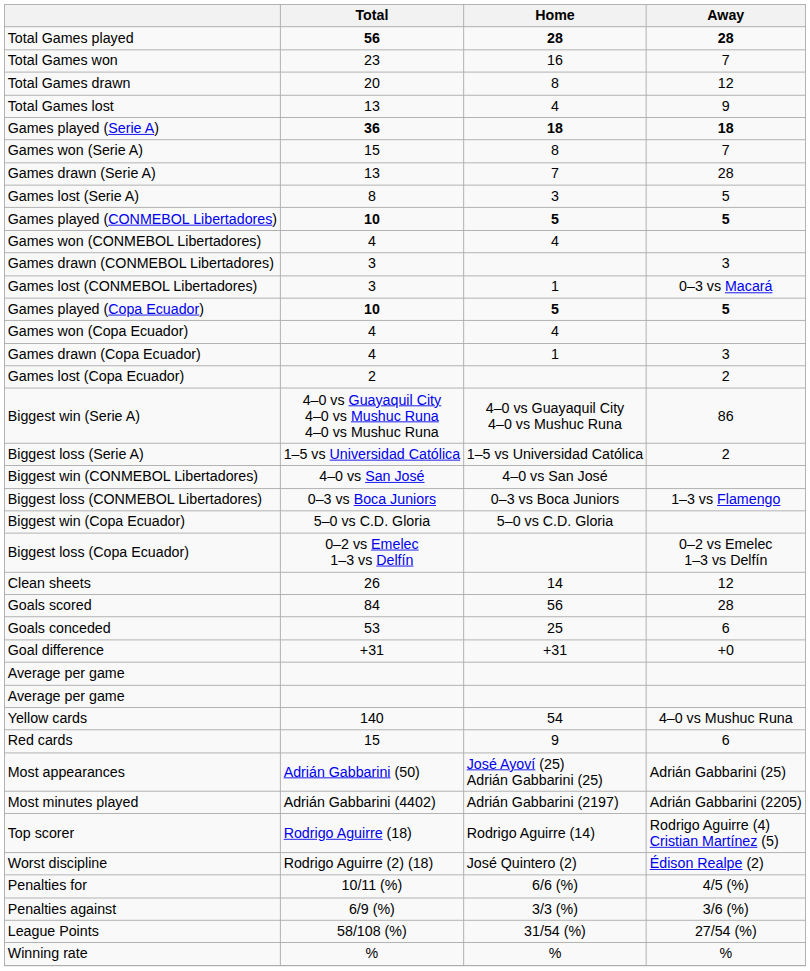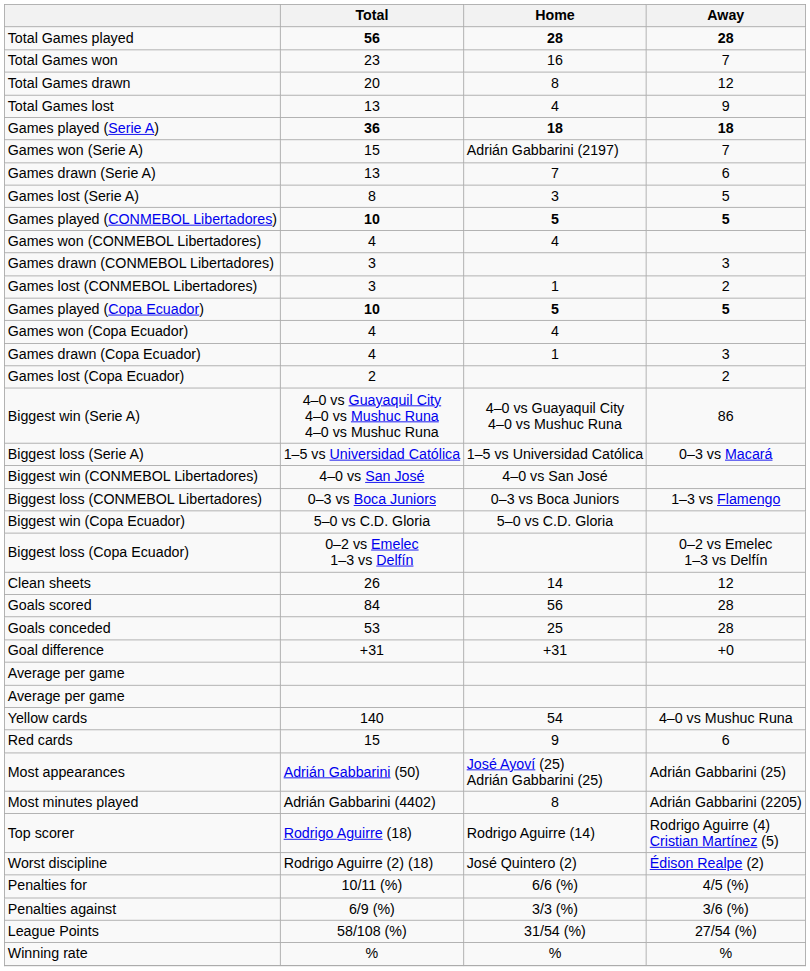(555, 151) 8 -> (543, 151) Adrián Gabbarini (2197)
(726, 173) 28 -> (726, 173) 6
(726, 286) 0–3 vs Macará -> (726, 286) 2
(726, 454) 2 -> (726, 454) 0–3 vs Macará
(726, 628) 6 -> (726, 628) 28
(543, 802) Adrián Gabbarini (2197) -> (555, 802) 8
